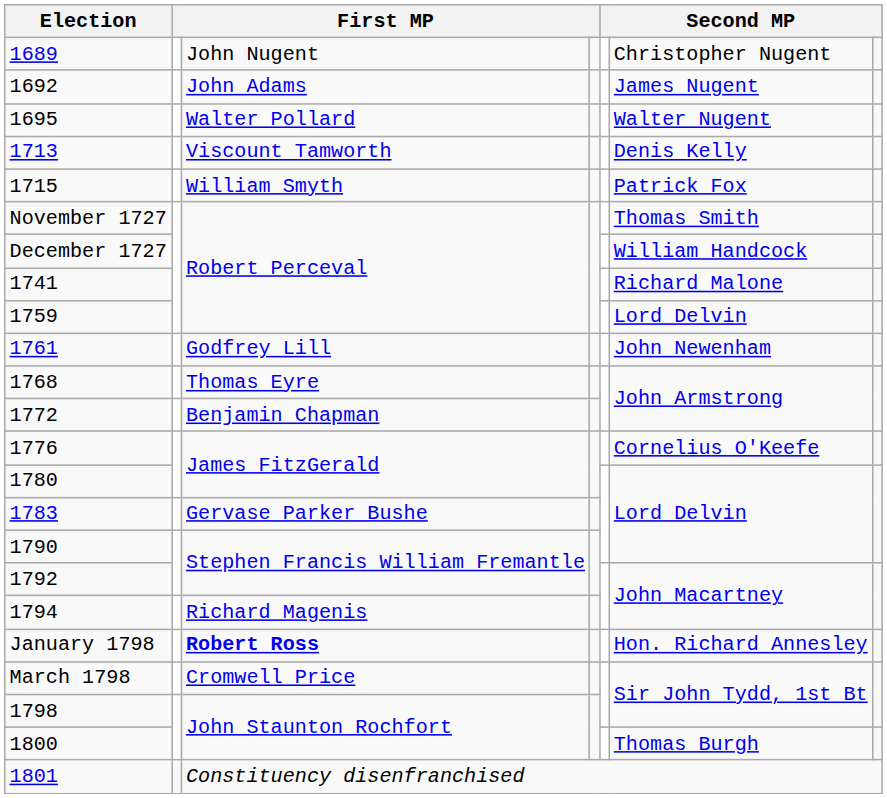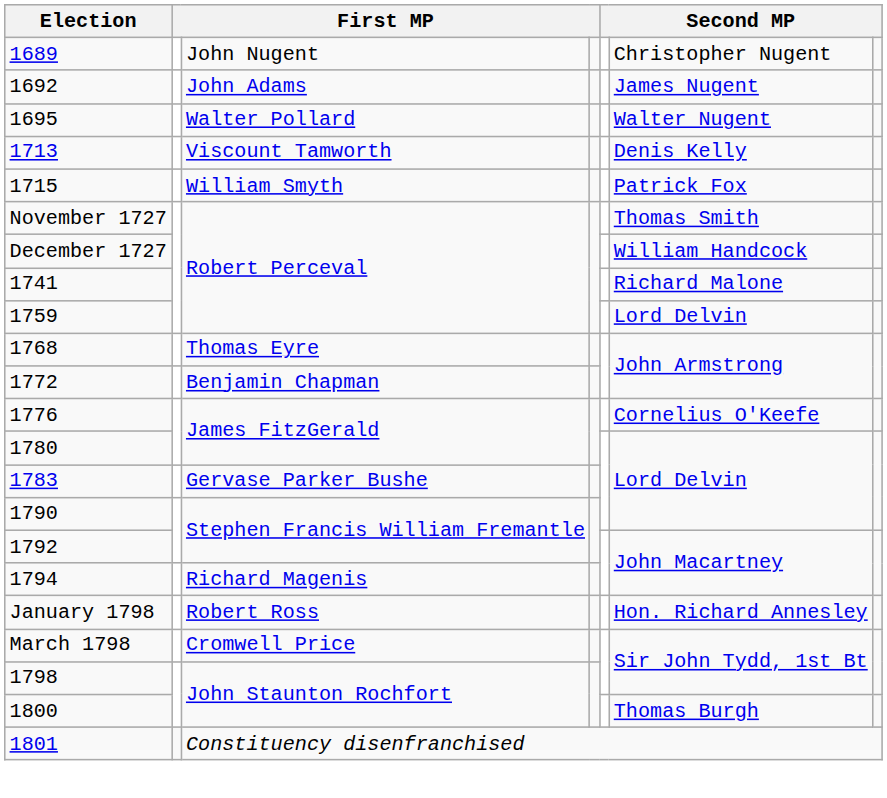- row: (34, 350)
(252, 645) bold -> (252, 612) normal
